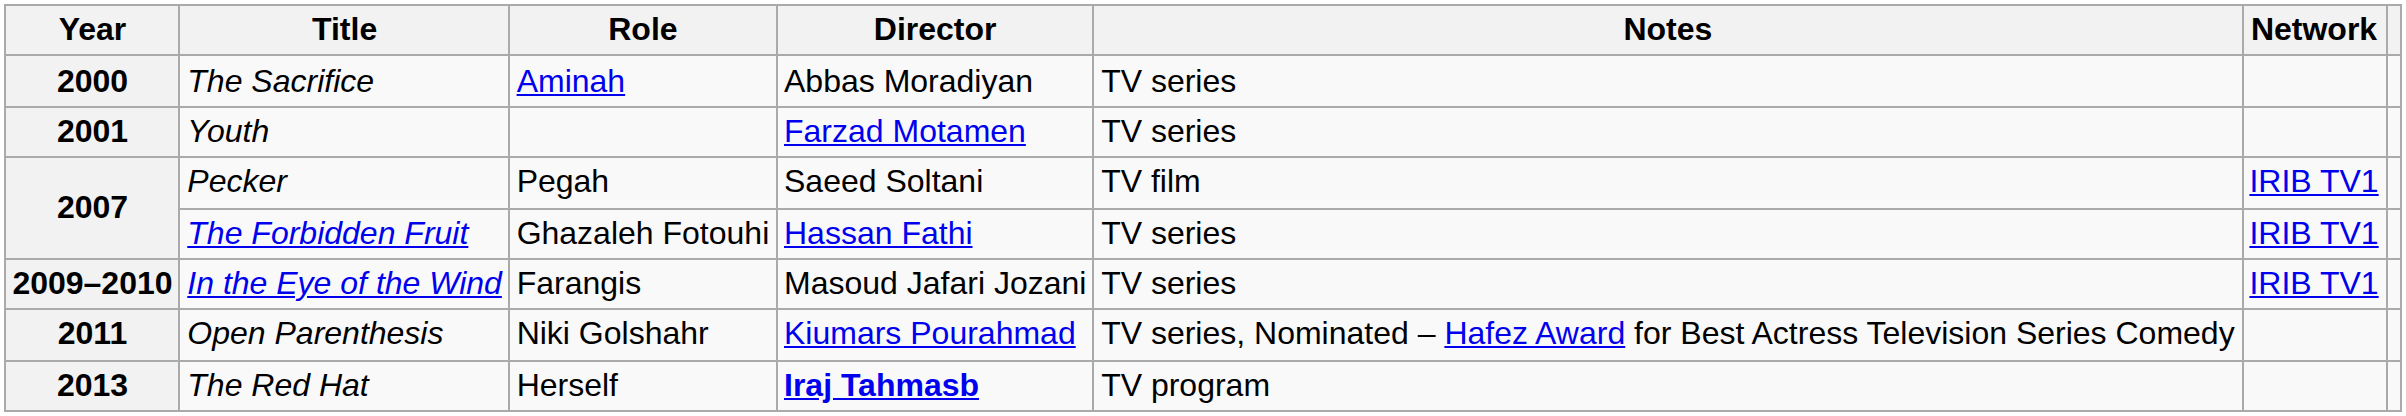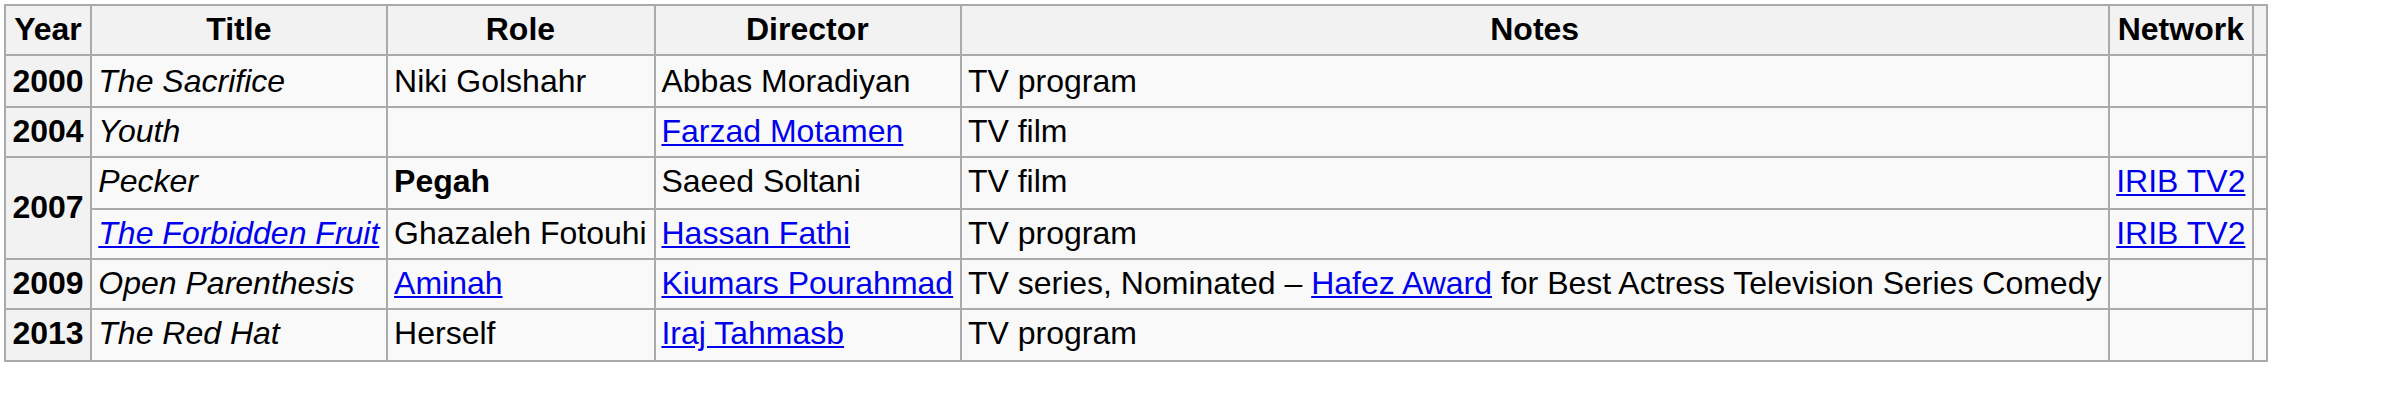(571, 80) Aminah -> (490, 80) Niki Golshahr
(1169, 80) TV series -> (1052, 80) TV program
(92, 131) 2001 -> (48, 131) 2004
(1169, 131) TV series -> (1018, 131) TV film
(563, 182) normal -> (442, 182) bold
(2314, 182) IRIB TV1 -> (2181, 182) IRIB TV2
(1169, 232) TV series -> (1052, 232) TV program
(2314, 232) IRIB TV1 -> (2181, 232) IRIB TV2
- row: (345, 283)
(92, 334) 2011 -> (48, 283) 2009
(613, 334) Niki Golshahr -> (448, 283) Aminah
(882, 385) bold -> (753, 334) normal
